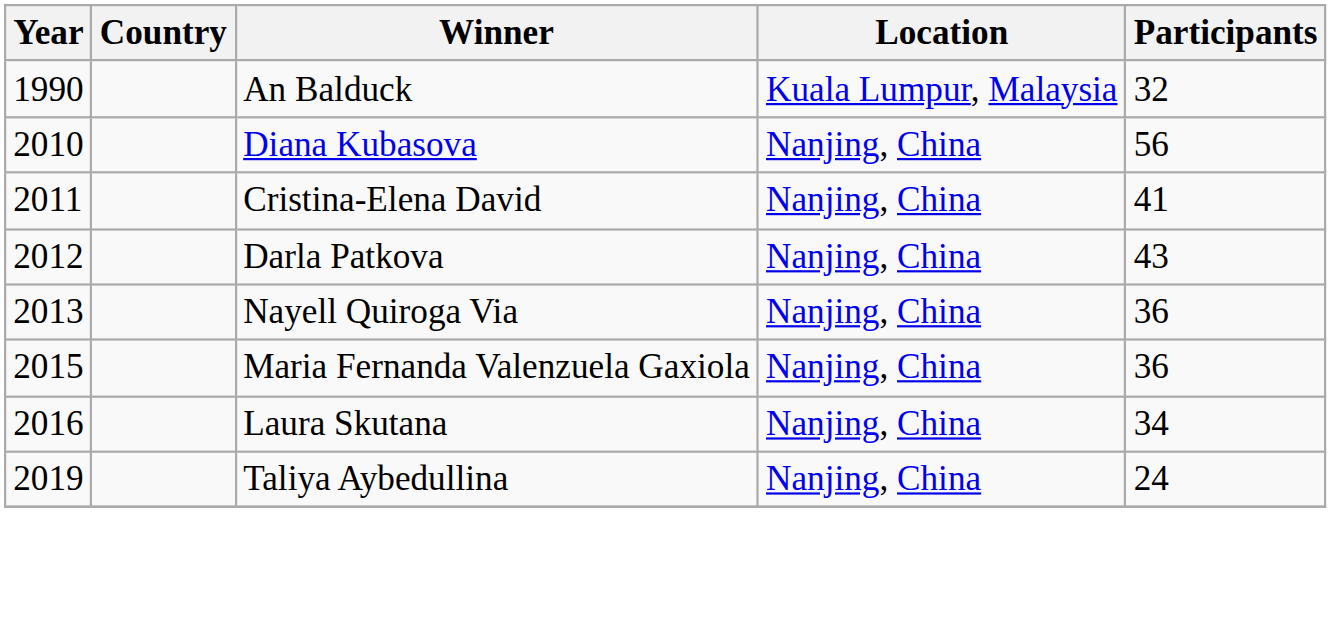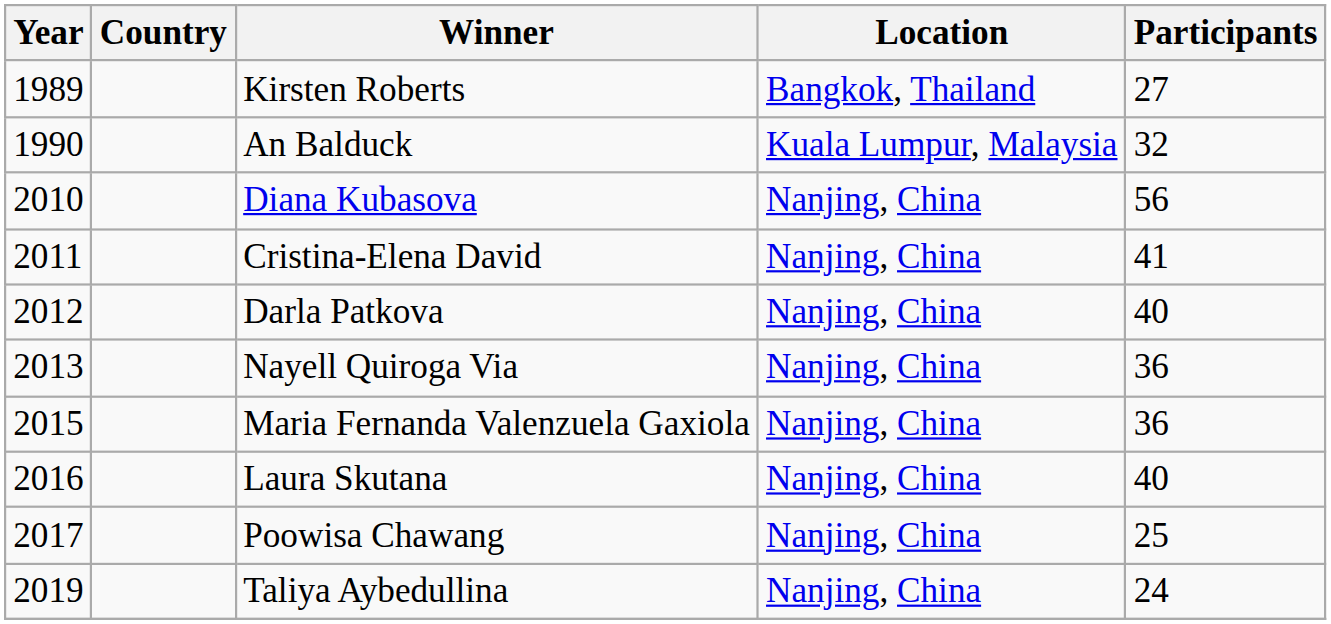+ row: (354, 88)
(1151, 255) 43 -> (1151, 311) 40
(1151, 423) 34 -> (1151, 479) 40
+ row: (374, 534)
